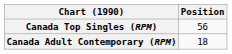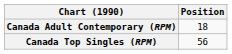rows swapped: (91, 27) <-> (91, 41)
